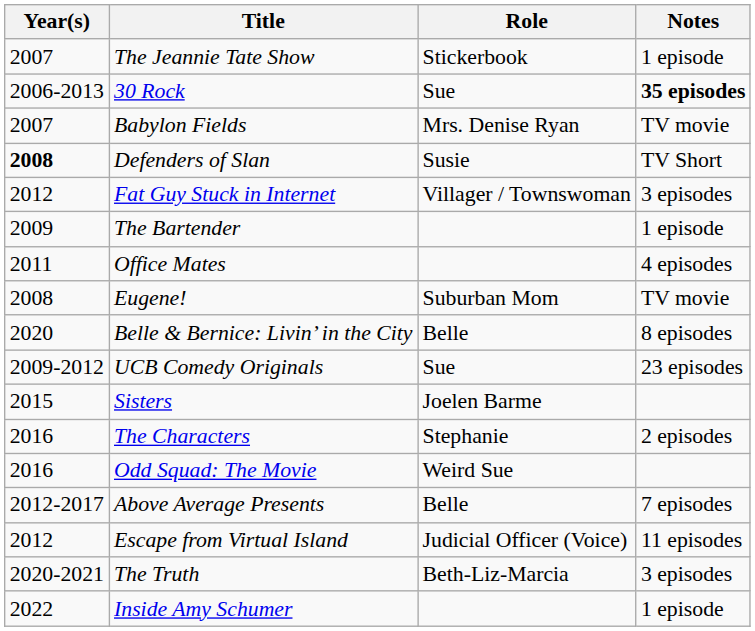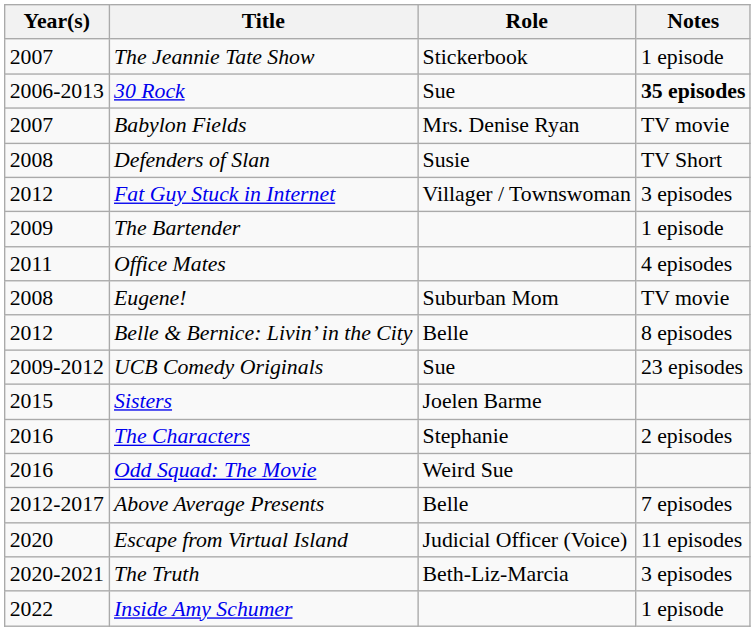(31, 159) bold -> (31, 159) normal
(31, 332) 2020 -> (31, 332) 2012
(31, 539) 2012 -> (31, 539) 2020
